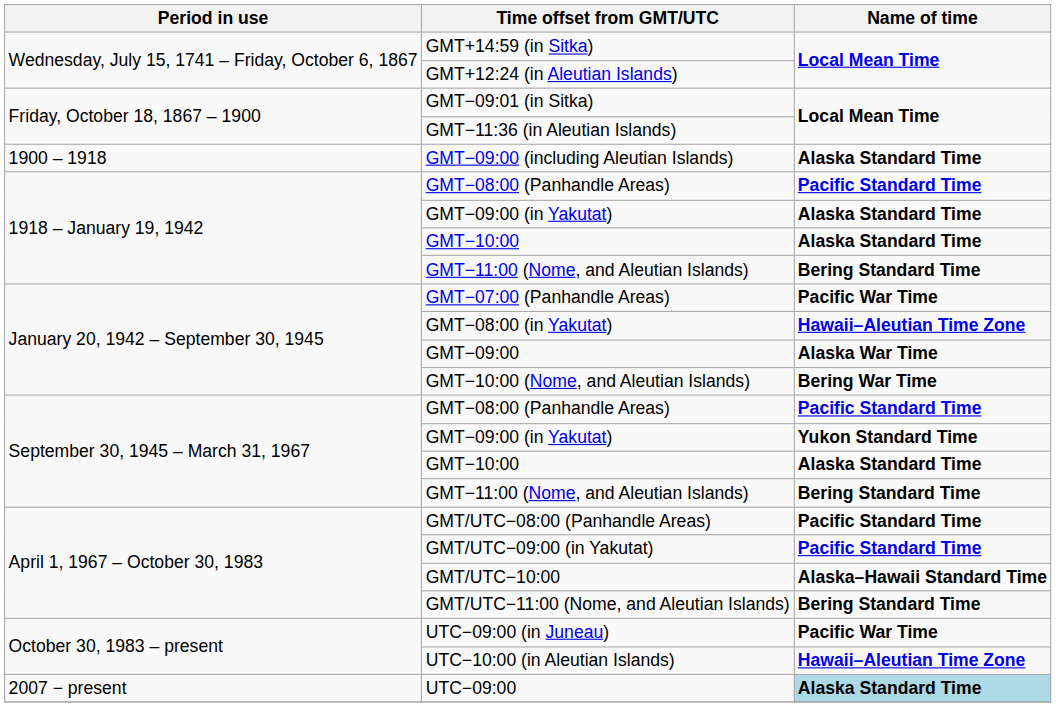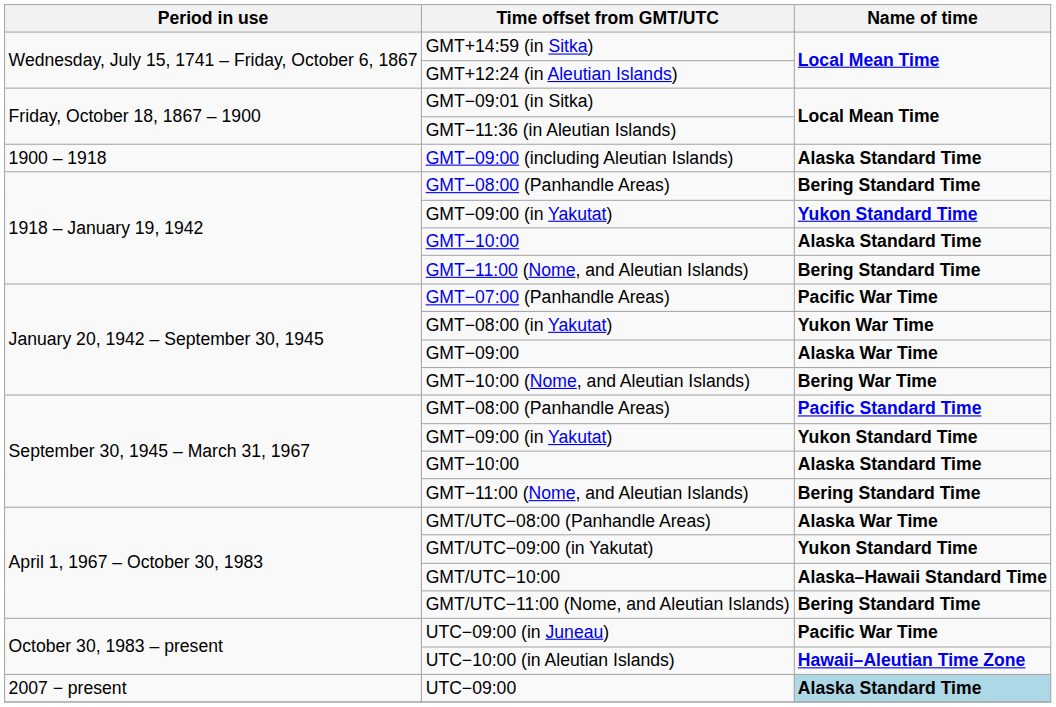(890, 185) Pacific Standard Time -> (889, 185) Bering Standard Time
(890, 213) Alaska Standard Time -> (888, 213) Yukon Standard Time
(912, 325) Hawaii–Aleutian Time Zone -> (866, 325) Yukon War Time
(890, 520) Pacific Standard Time -> (868, 520) Alaska War Time
(890, 548) Pacific Standard Time -> (888, 548) Yukon Standard Time
